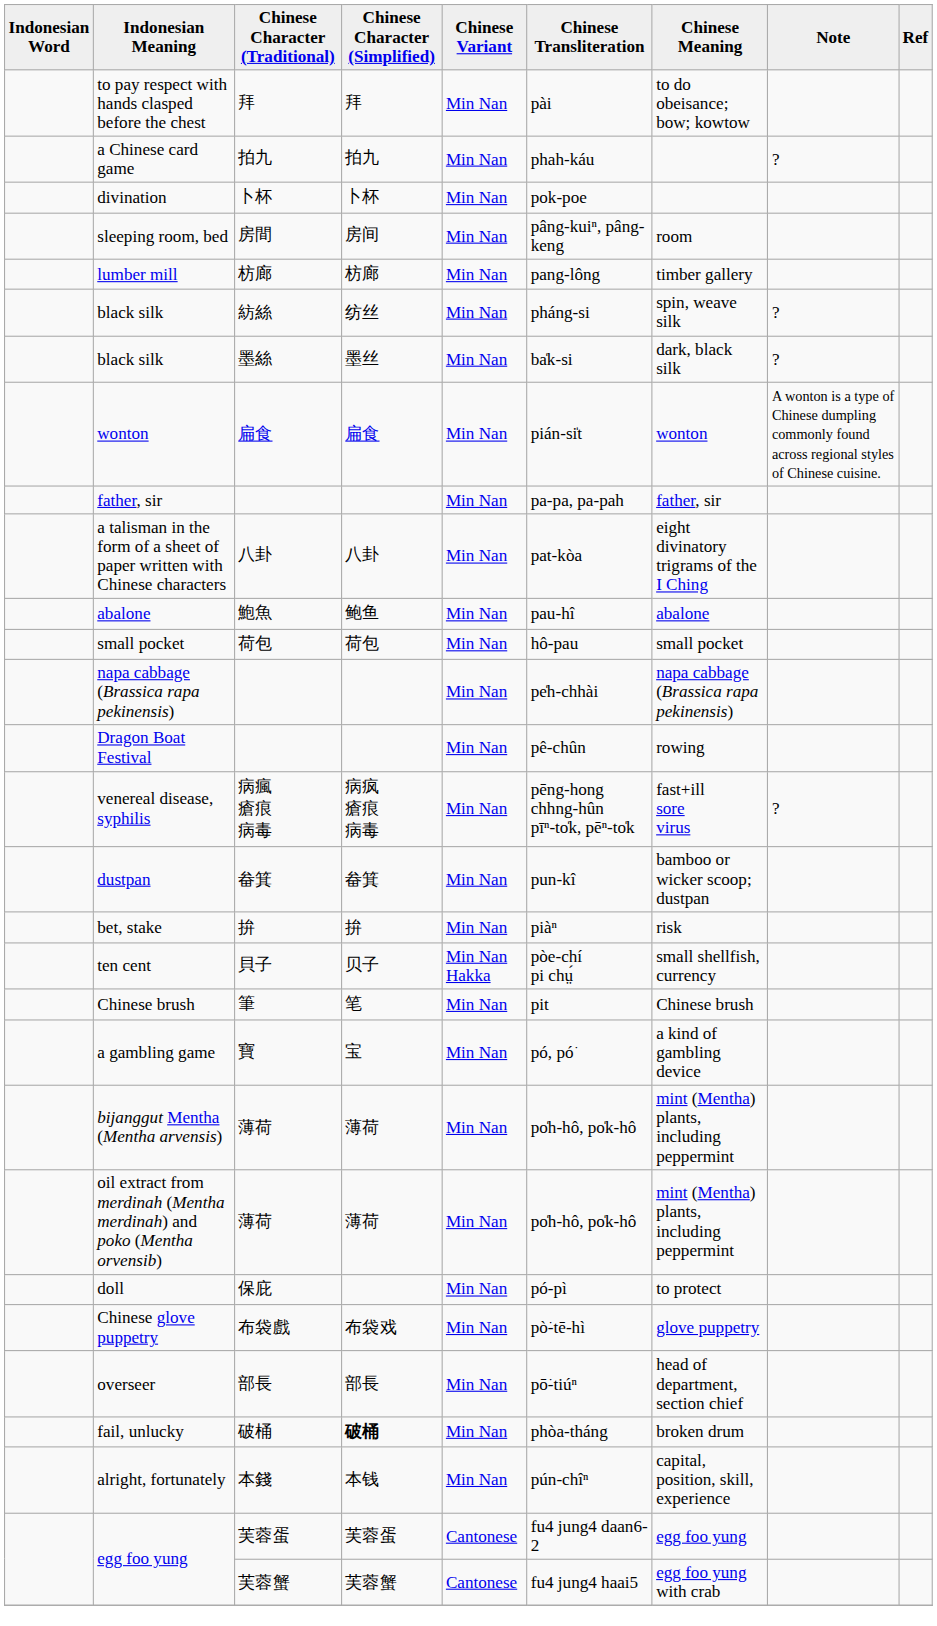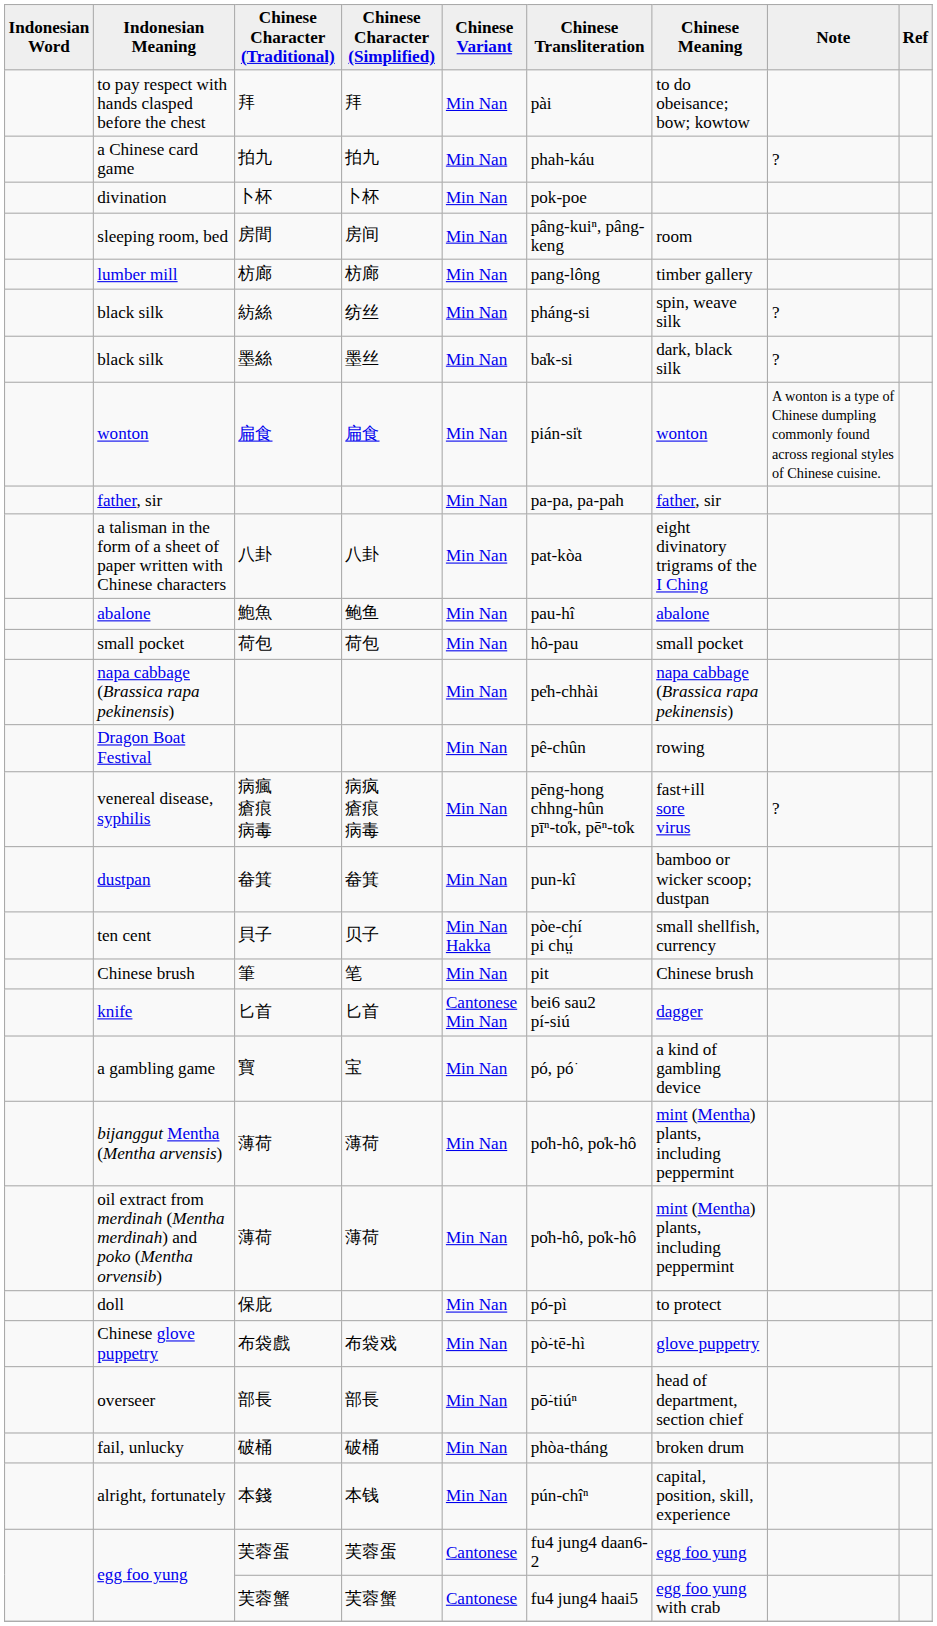- row: (130, 927)
+ row: (115, 1012)
(362, 1431) bold -> (362, 1447) normal
